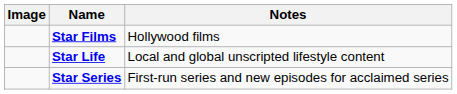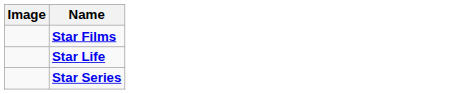- column: (288, 15)
